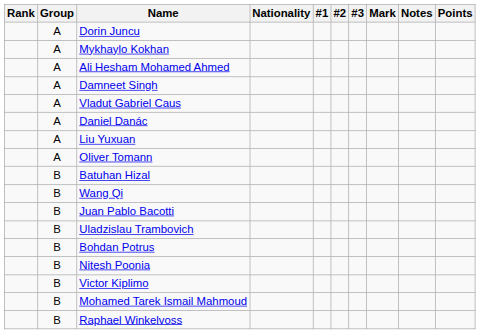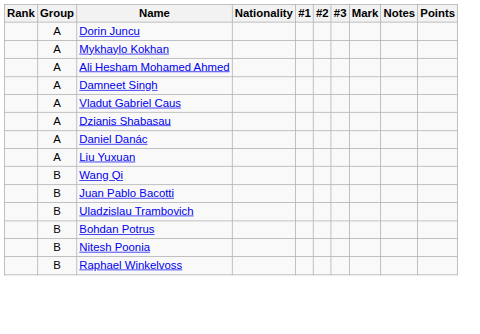+ row: (125, 121)
- row: (116, 157)
- row: (115, 175)
- row: (114, 283)
- row: (163, 301)
